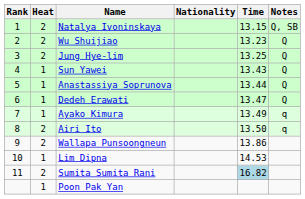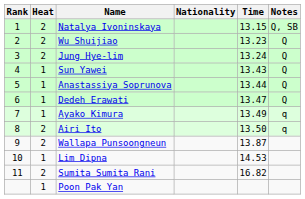(253, 56) 13.25 -> (253, 56) 13.24
(253, 143) 13.86 -> (253, 143) 13.87
(253, 172) lightblue background -> (253, 172) no background
